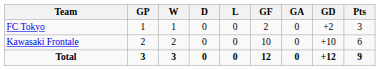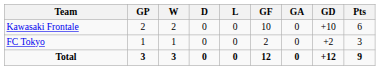rows swapped: (43, 42) <-> (26, 27)
